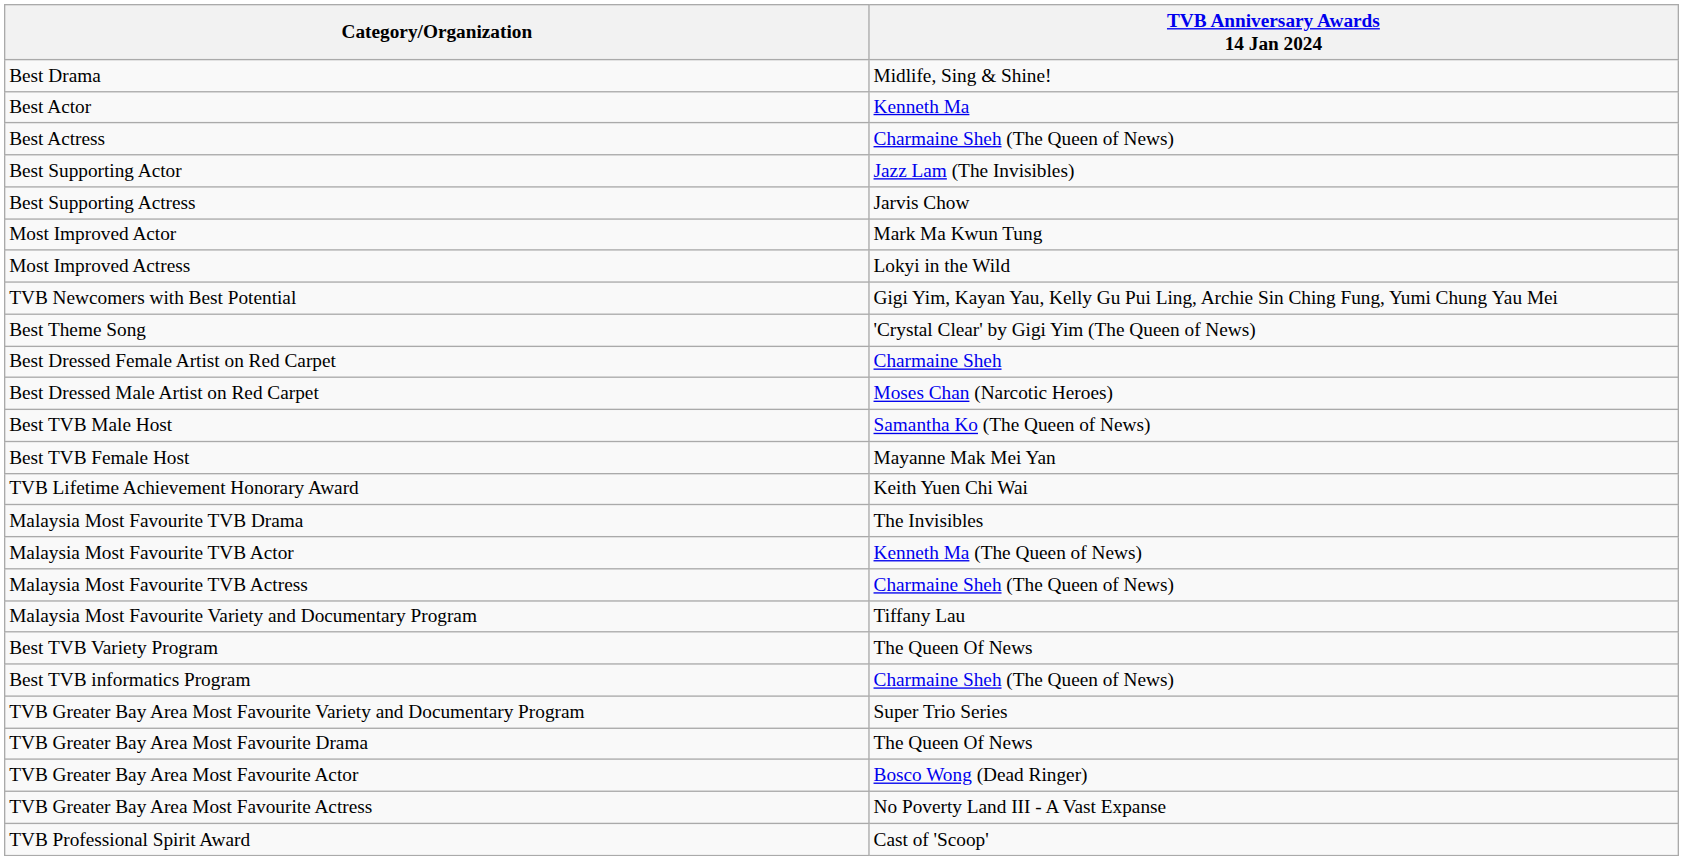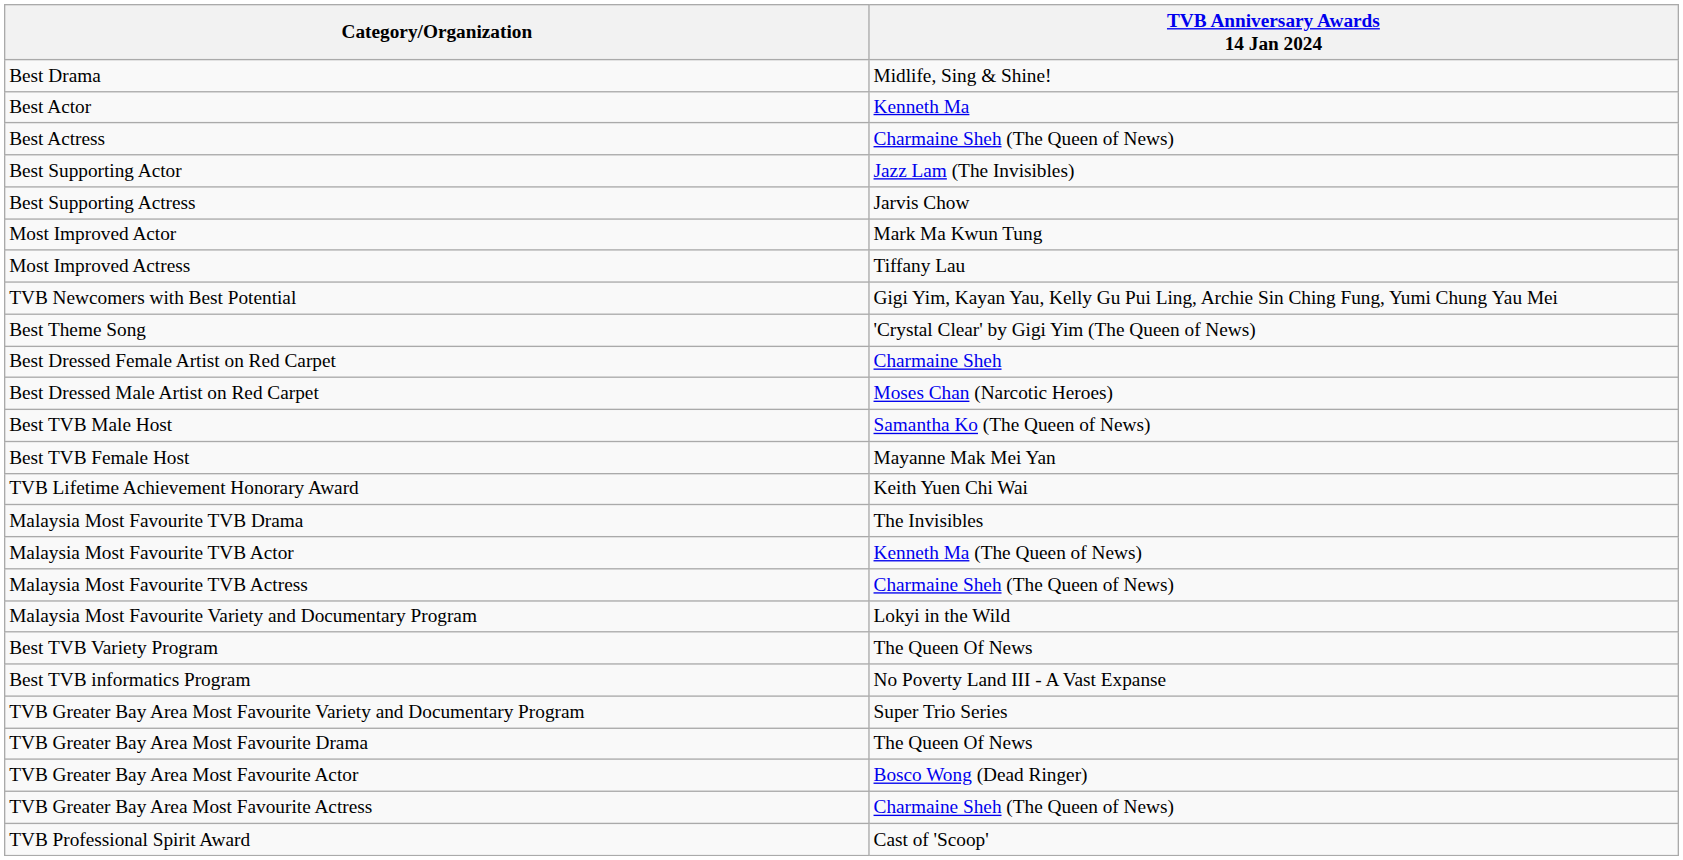(942, 266) Lokyi in the Wild -> (919, 266) Tiffany Lau
(919, 616) Tiffany Lau -> (942, 616) Lokyi in the Wild
(1024, 680) Charmaine Sheh (The Queen of News) -> (1020, 680) No Poverty Land III - A Vast Expanse
(1020, 807) No Poverty Land III - A Vast Expanse -> (1024, 807) Charmaine Sheh (The Queen of News)
